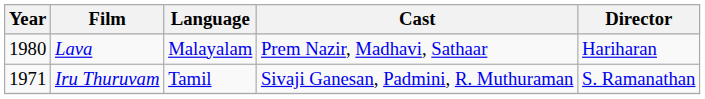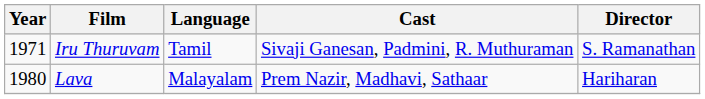rows swapped: (107, 78) <-> (74, 49)
